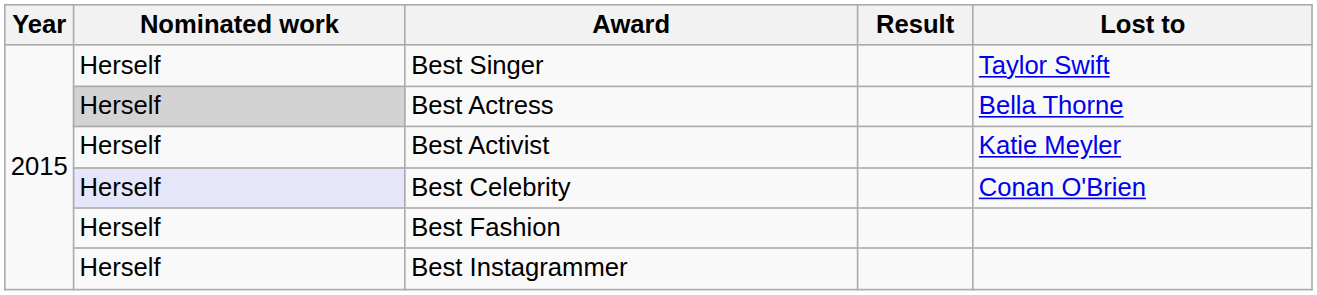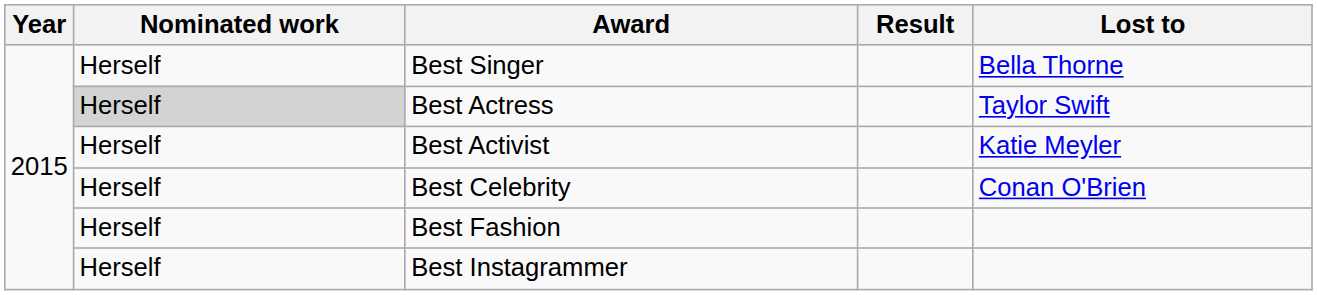(1044, 65) Taylor Swift -> (1051, 65) Bella Thorne
(1051, 106) Bella Thorne -> (1044, 106) Taylor Swift
(120, 187) lavender background -> (120, 187) no background
